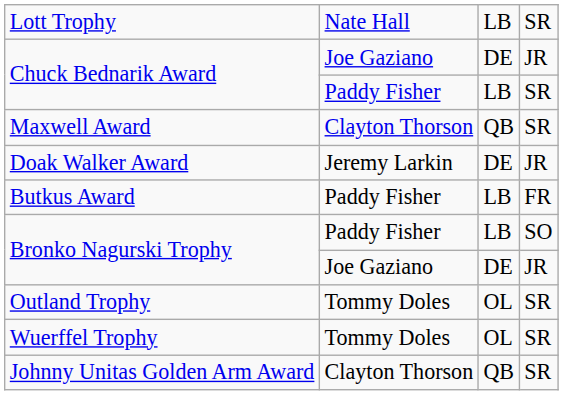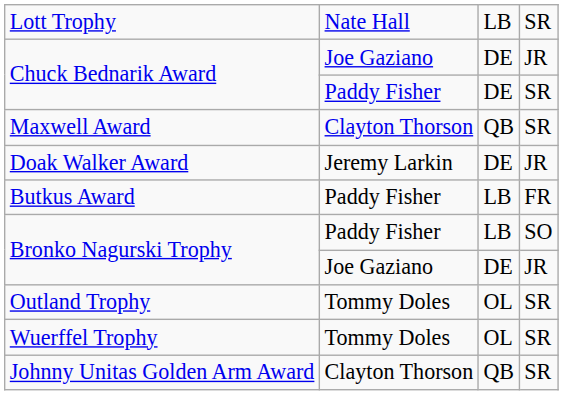(497, 92) LB -> (498, 92) DE
